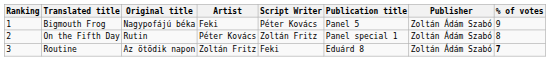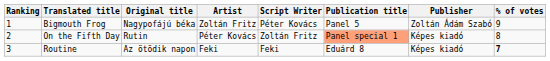(209, 24) Feki -> (228, 24) Zoltán Fritz
(362, 37) no background -> (362, 37) lightsalmon background
(451, 37) Zoltán Ádám Szabó -> (437, 37) Képes kiadó
(228, 50) Zoltán Fritz -> (209, 50) Feki
(451, 50) Zoltán Ádám Szabó -> (437, 50) Képes kiadó
